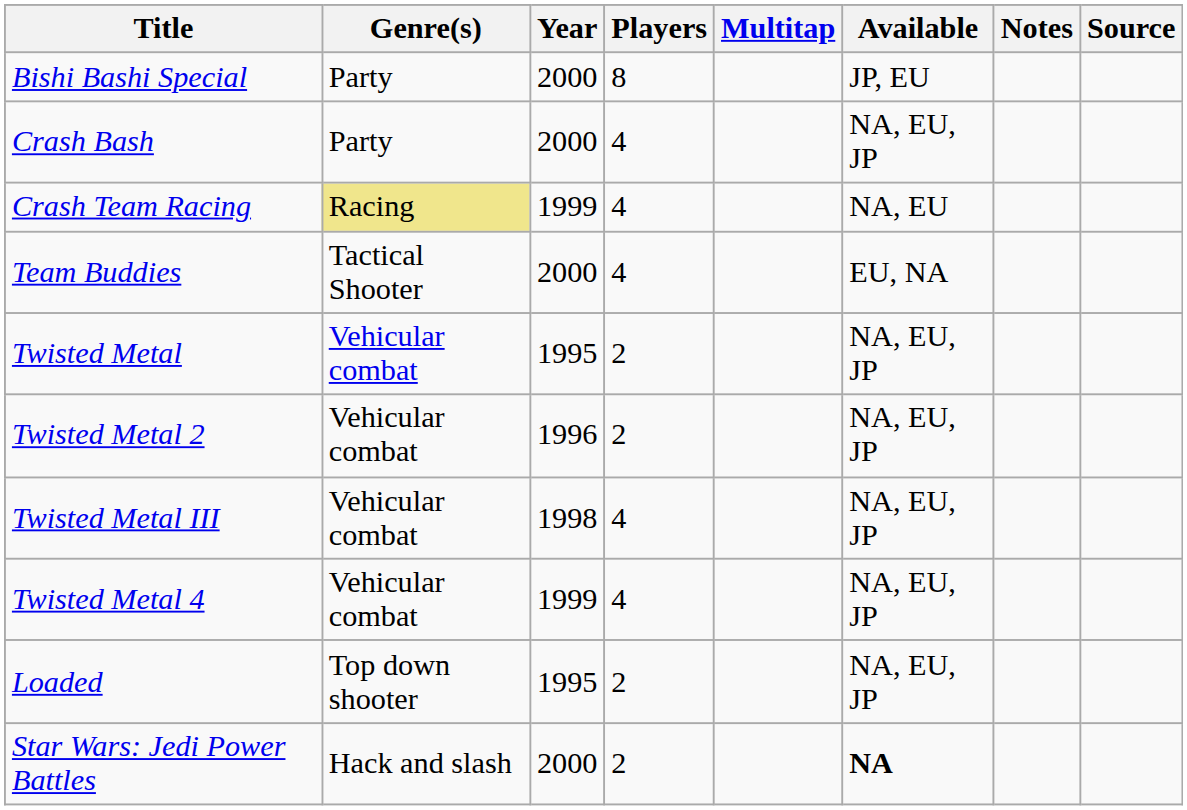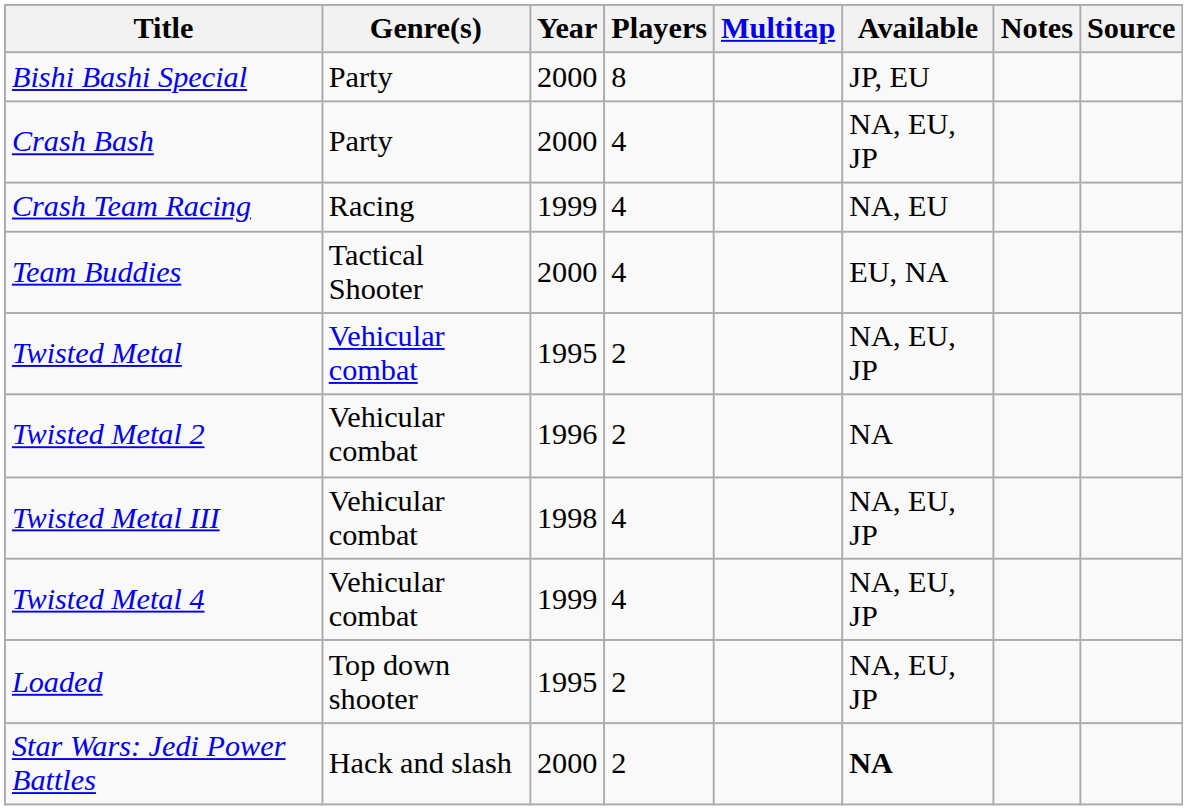(372, 206) khaki background -> (372, 206) no background
(903, 435) NA, EU, JP -> (871, 435) NA
